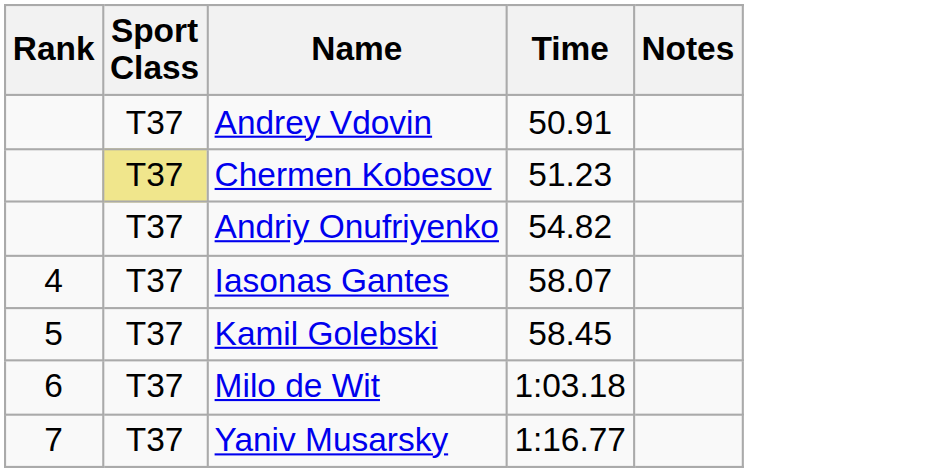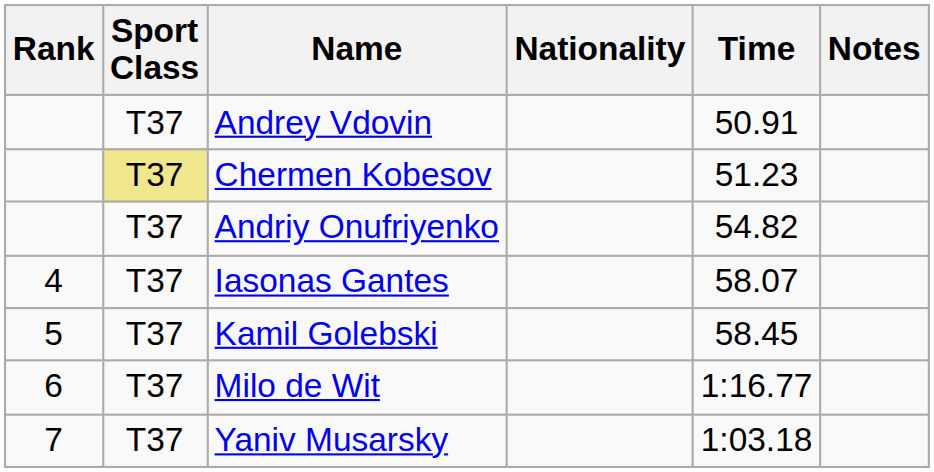+ column: (600, 49)
(570, 386) 1:03.18 -> (757, 386) 1:16.77
(570, 439) 1:16.77 -> (757, 439) 1:03.18
